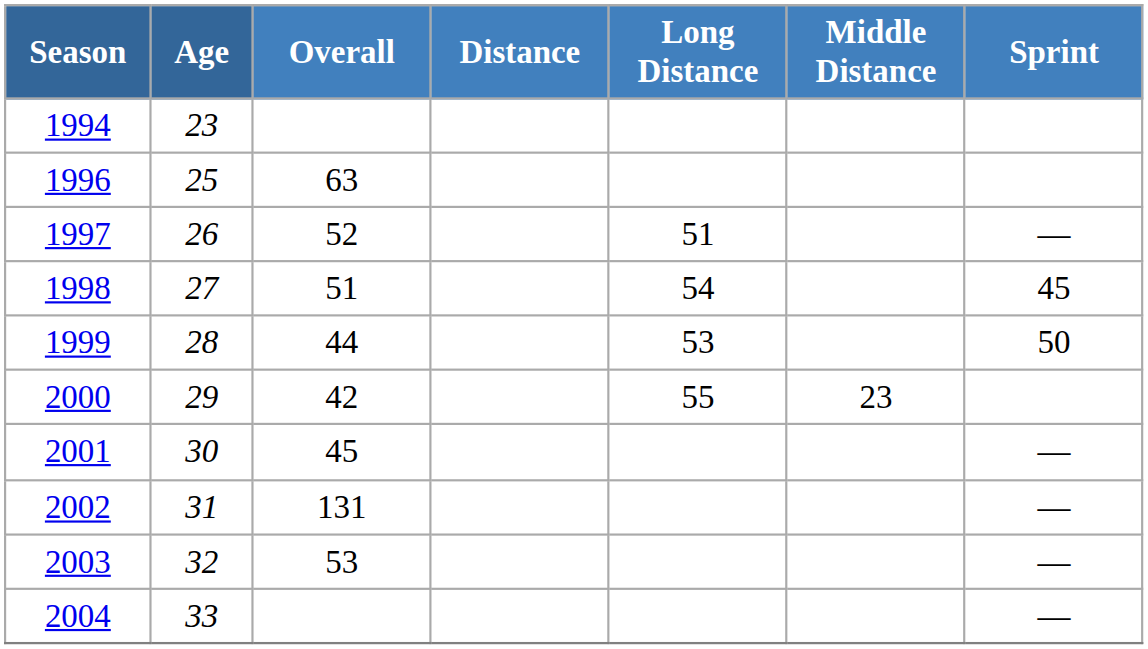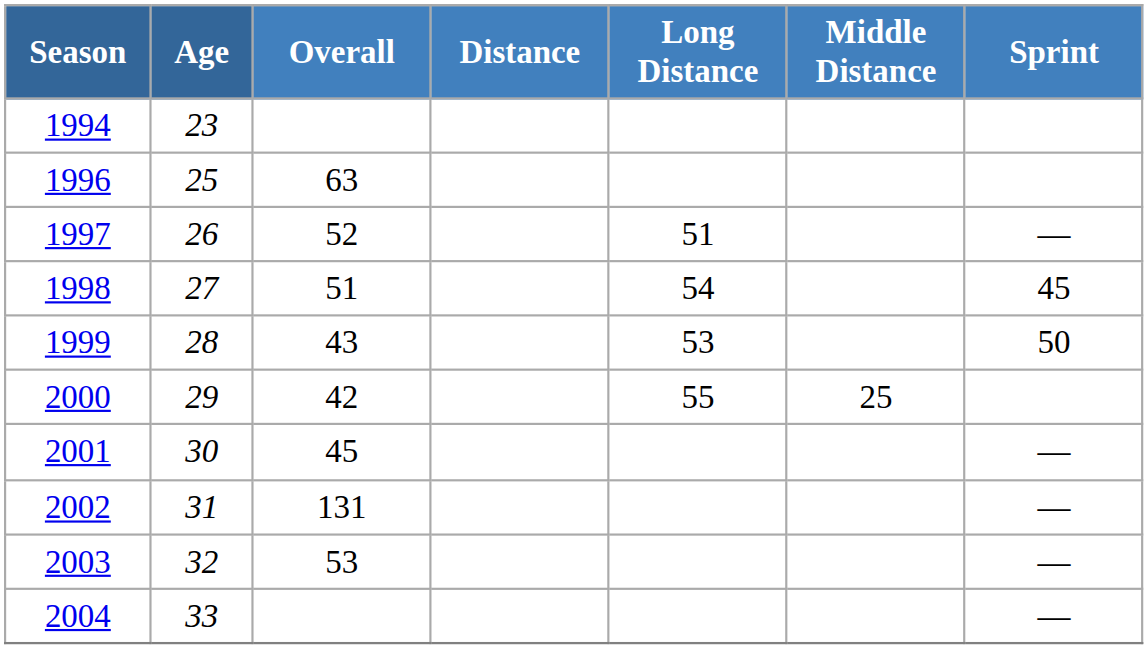(342, 342) 44 -> (342, 342) 43
(876, 397) 23 -> (876, 397) 25
